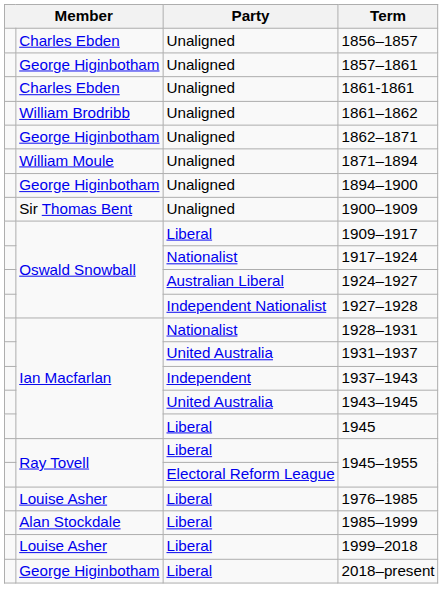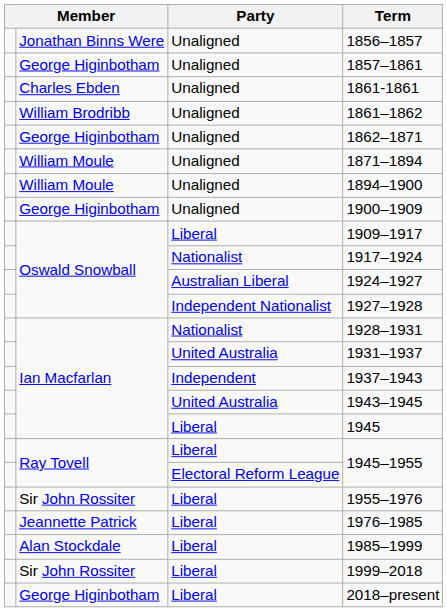(69, 40) Charles Ebden -> (92, 40) Jonathan Binns Were
(89, 185) George Higinbotham -> (67, 185) William Moule
(76, 209) Sir Thomas Bent -> (89, 209) George Higinbotham
+ row: (194, 498)
(63, 498) Louise Asher -> (78, 522) Jeannette Patrick
(63, 546) Louise Asher -> (77, 570) Sir John Rossiter
